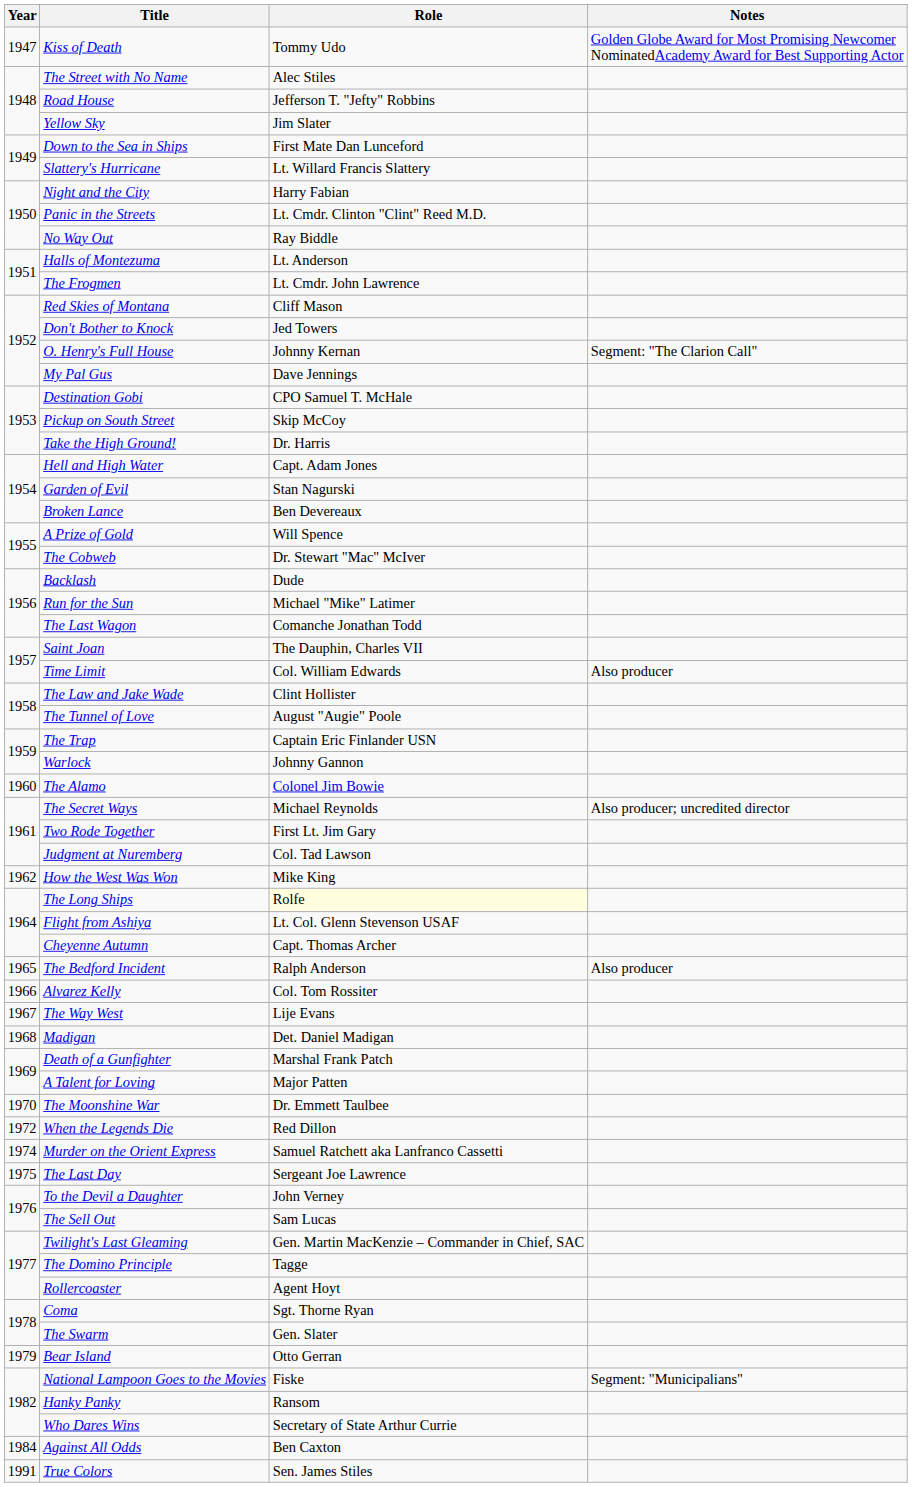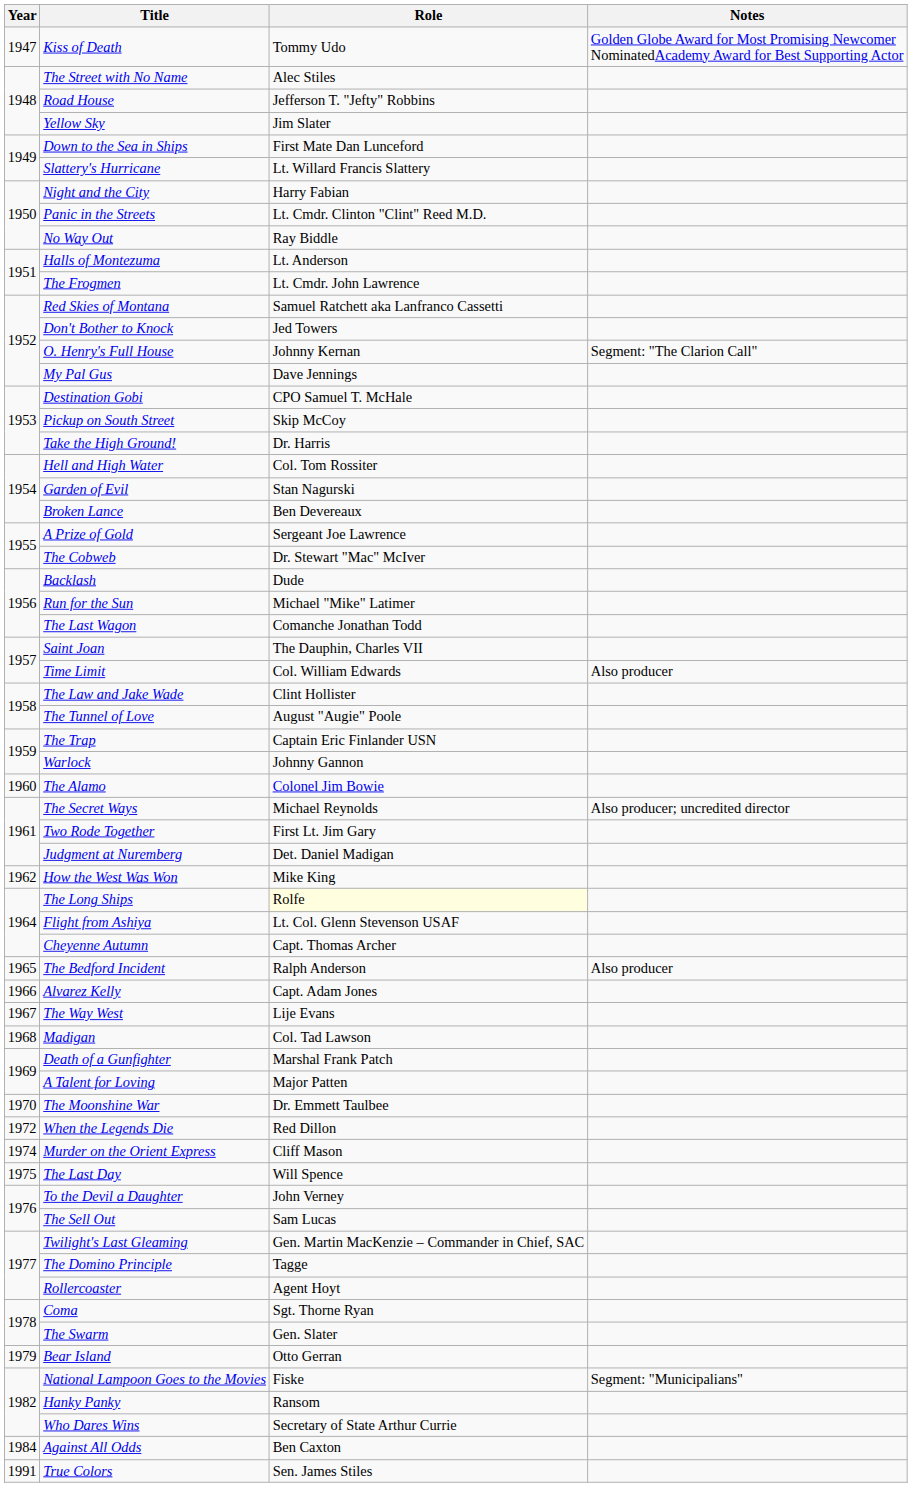(308, 306) Cliff Mason -> (388, 306) Samuel Ratchett aka Lanfranco Cassetti
(325, 466) Capt. Adam Jones -> (325, 466) Col. Tom Rossiter
(308, 534) Will Spence -> (339, 534) Sergeant Joe Lawrence
(322, 854) Col. Tad Lawson -> (333, 854) Det. Daniel Madigan
(325, 991) Col. Tom Rossiter -> (325, 991) Capt. Adam Jones
(333, 1036) Det. Daniel Madigan -> (322, 1036) Col. Tad Lawson
(388, 1151) Samuel Ratchett aka Lanfranco Cassetti -> (308, 1151) Cliff Mason
(339, 1173) Sergeant Joe Lawrence -> (308, 1173) Will Spence
